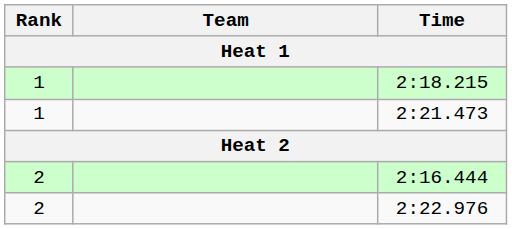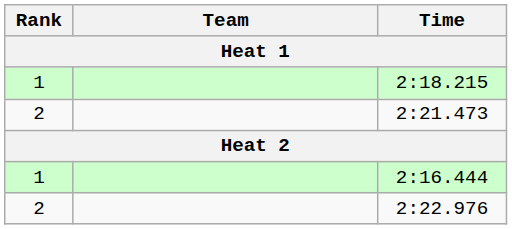(39, 114) 1 -> (39, 114) 2
(39, 177) 2 -> (39, 177) 1
